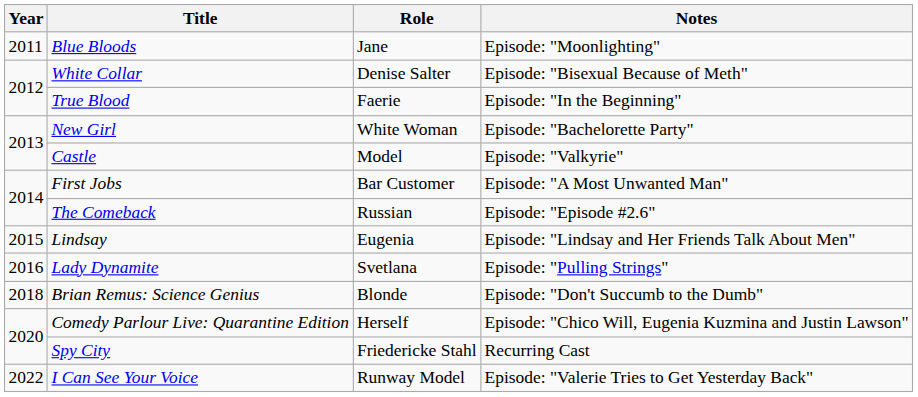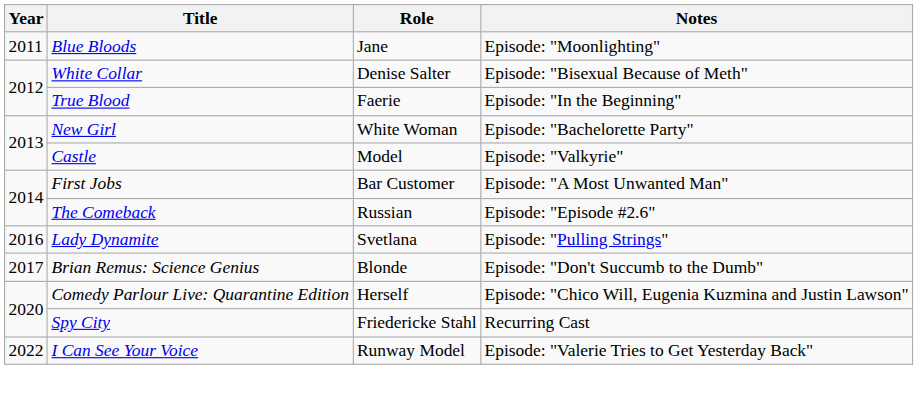- row: (79, 239)
(26, 294) 2018 -> (26, 267) 2017
